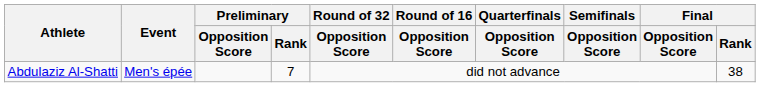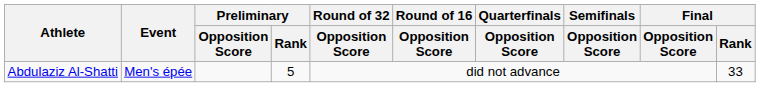(291, 72) 7 -> (291, 72) 5
(735, 72) 38 -> (735, 72) 33
